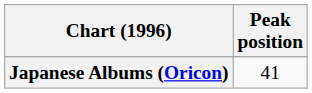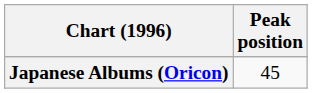(270, 72) 41 -> (270, 72) 45
